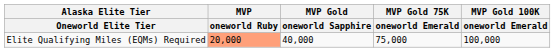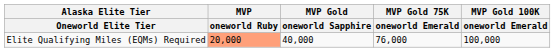(391, 40) 75,000 -> (391, 40) 76,000
